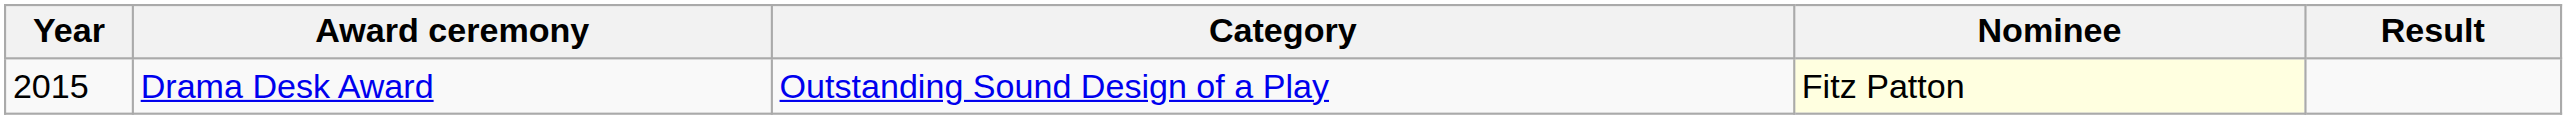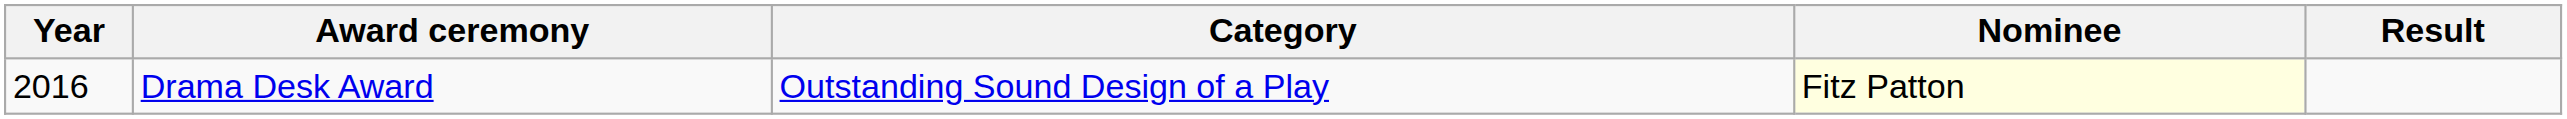(51, 85) 2015 -> (51, 85) 2016
